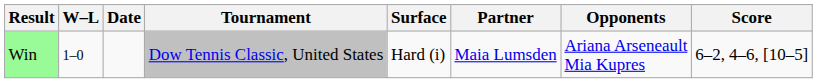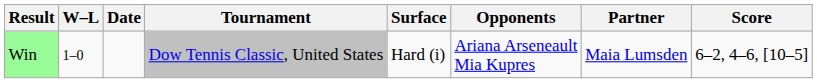columns swapped: (506, 17) <-> (626, 17)
